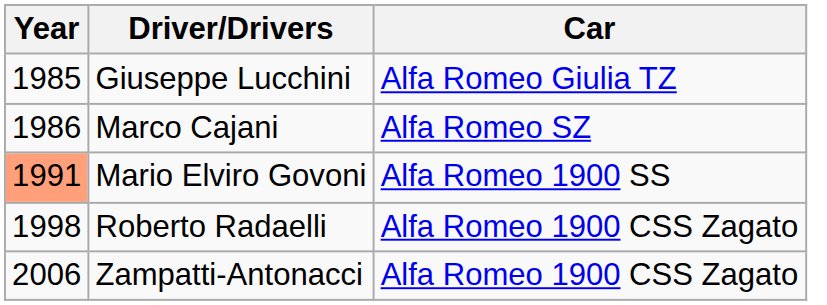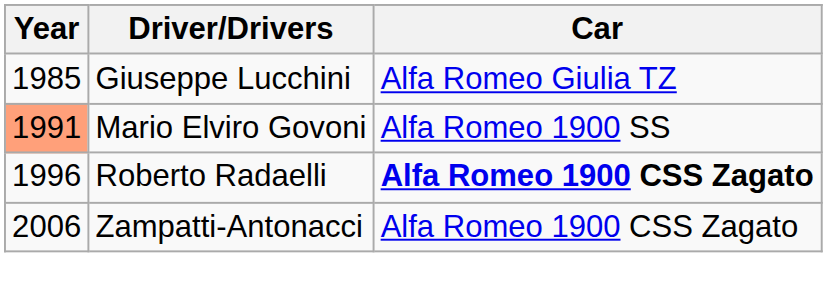- row: (187, 127)
(47, 226) 1998 -> (47, 176) 1996
(589, 226) normal -> (597, 176) bold
